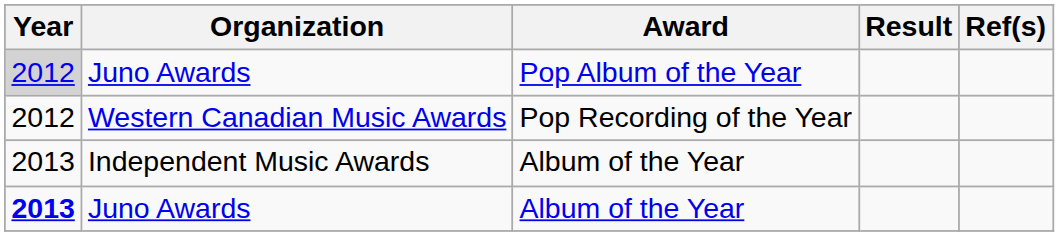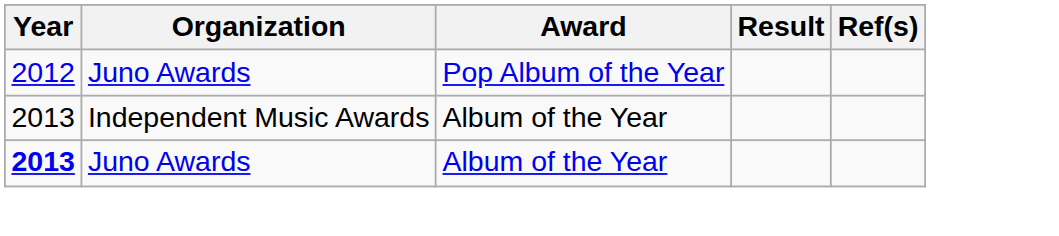(43, 72) lightgrey background -> (43, 72) no background
- row: (297, 117)
